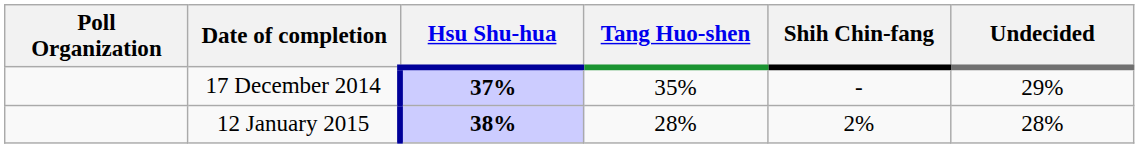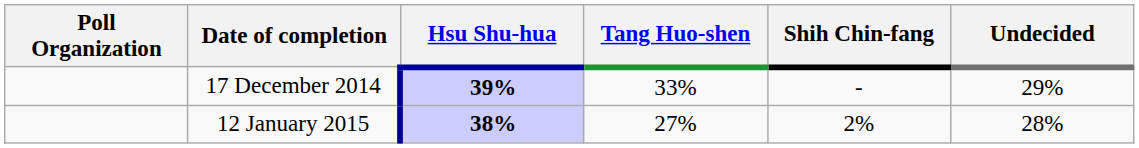(493, 87) 37% -> (493, 87) 39%
(675, 87) 35% -> (675, 87) 33%
(675, 123) 28% -> (675, 123) 27%
